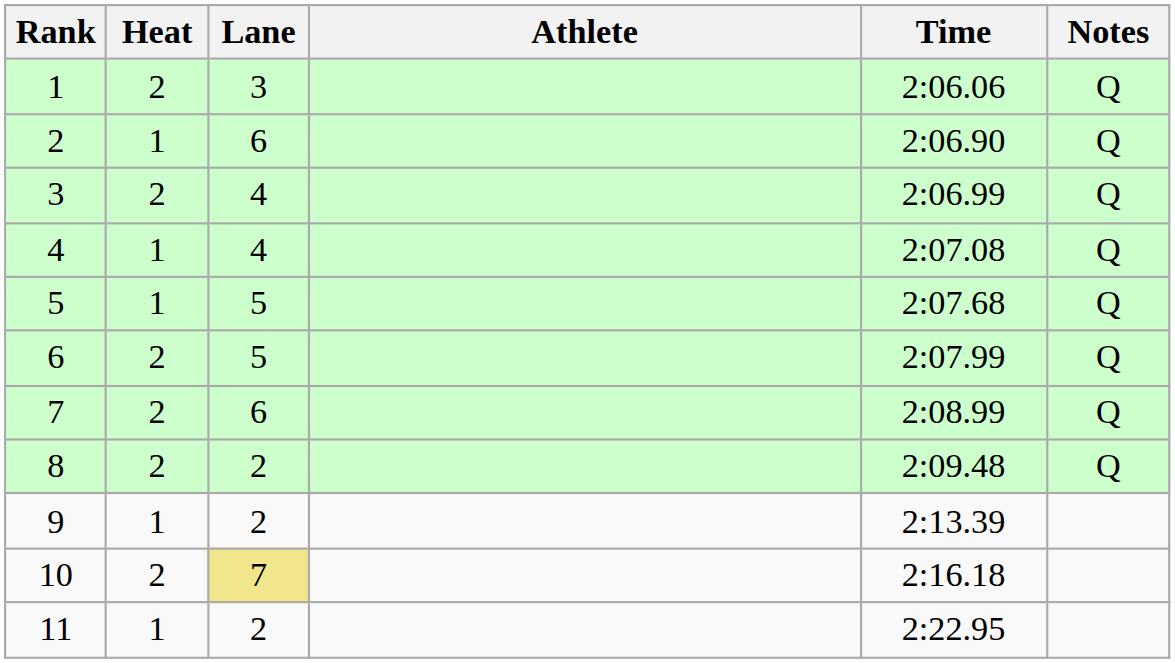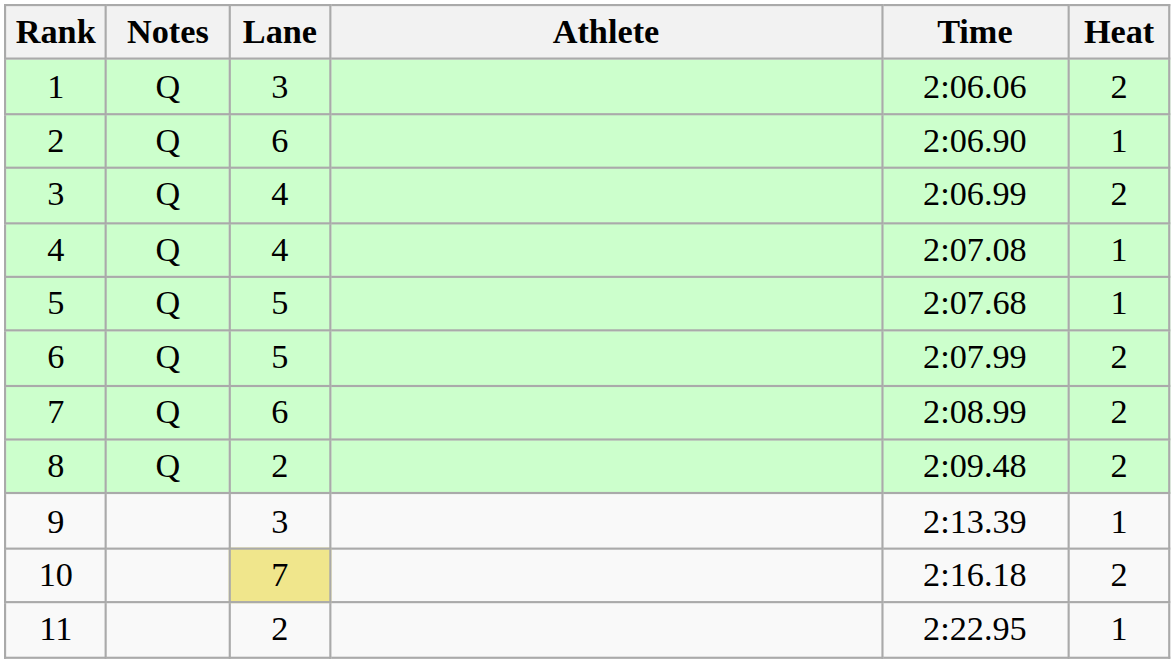columns swapped: (157, 31) <-> (1108, 31)
(259, 520) 2 -> (280, 520) 3
